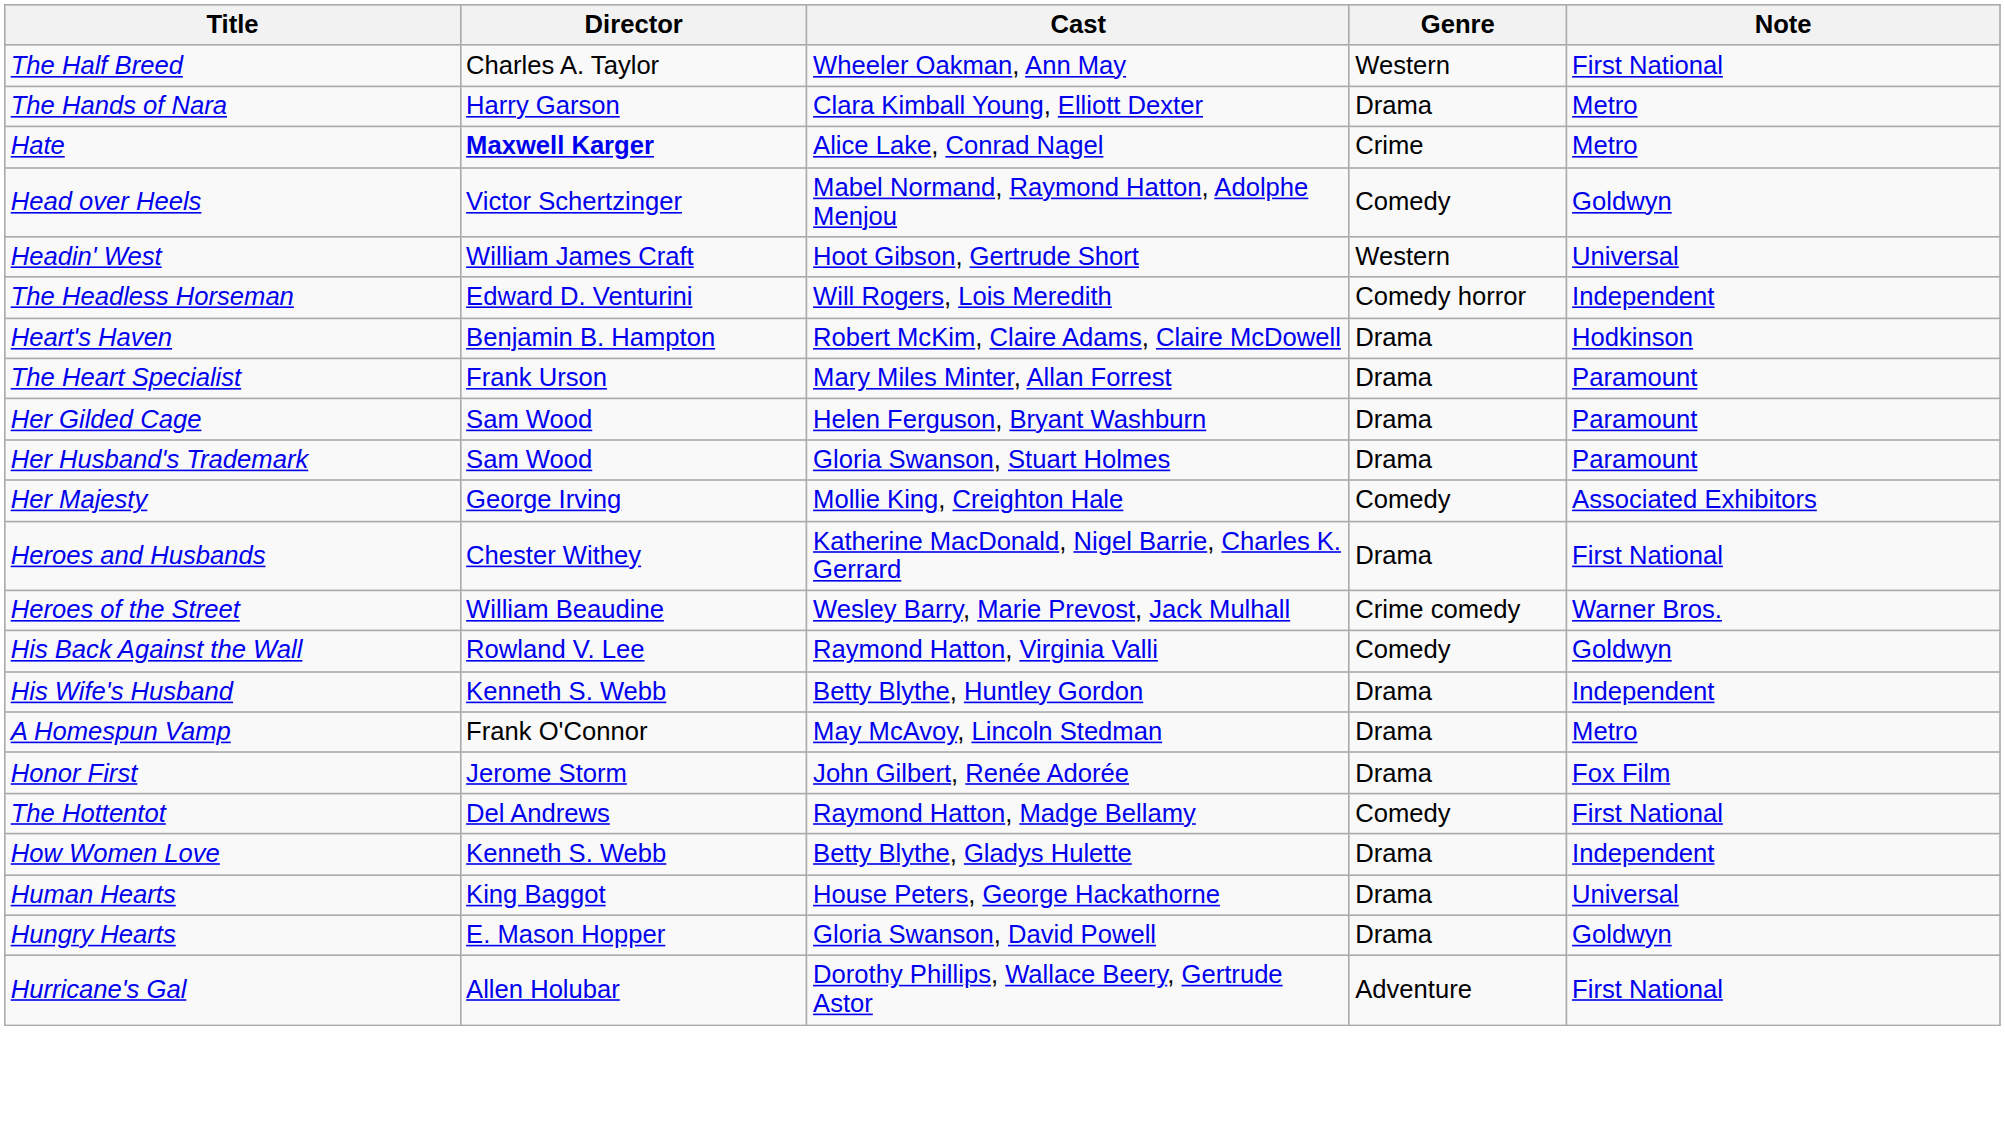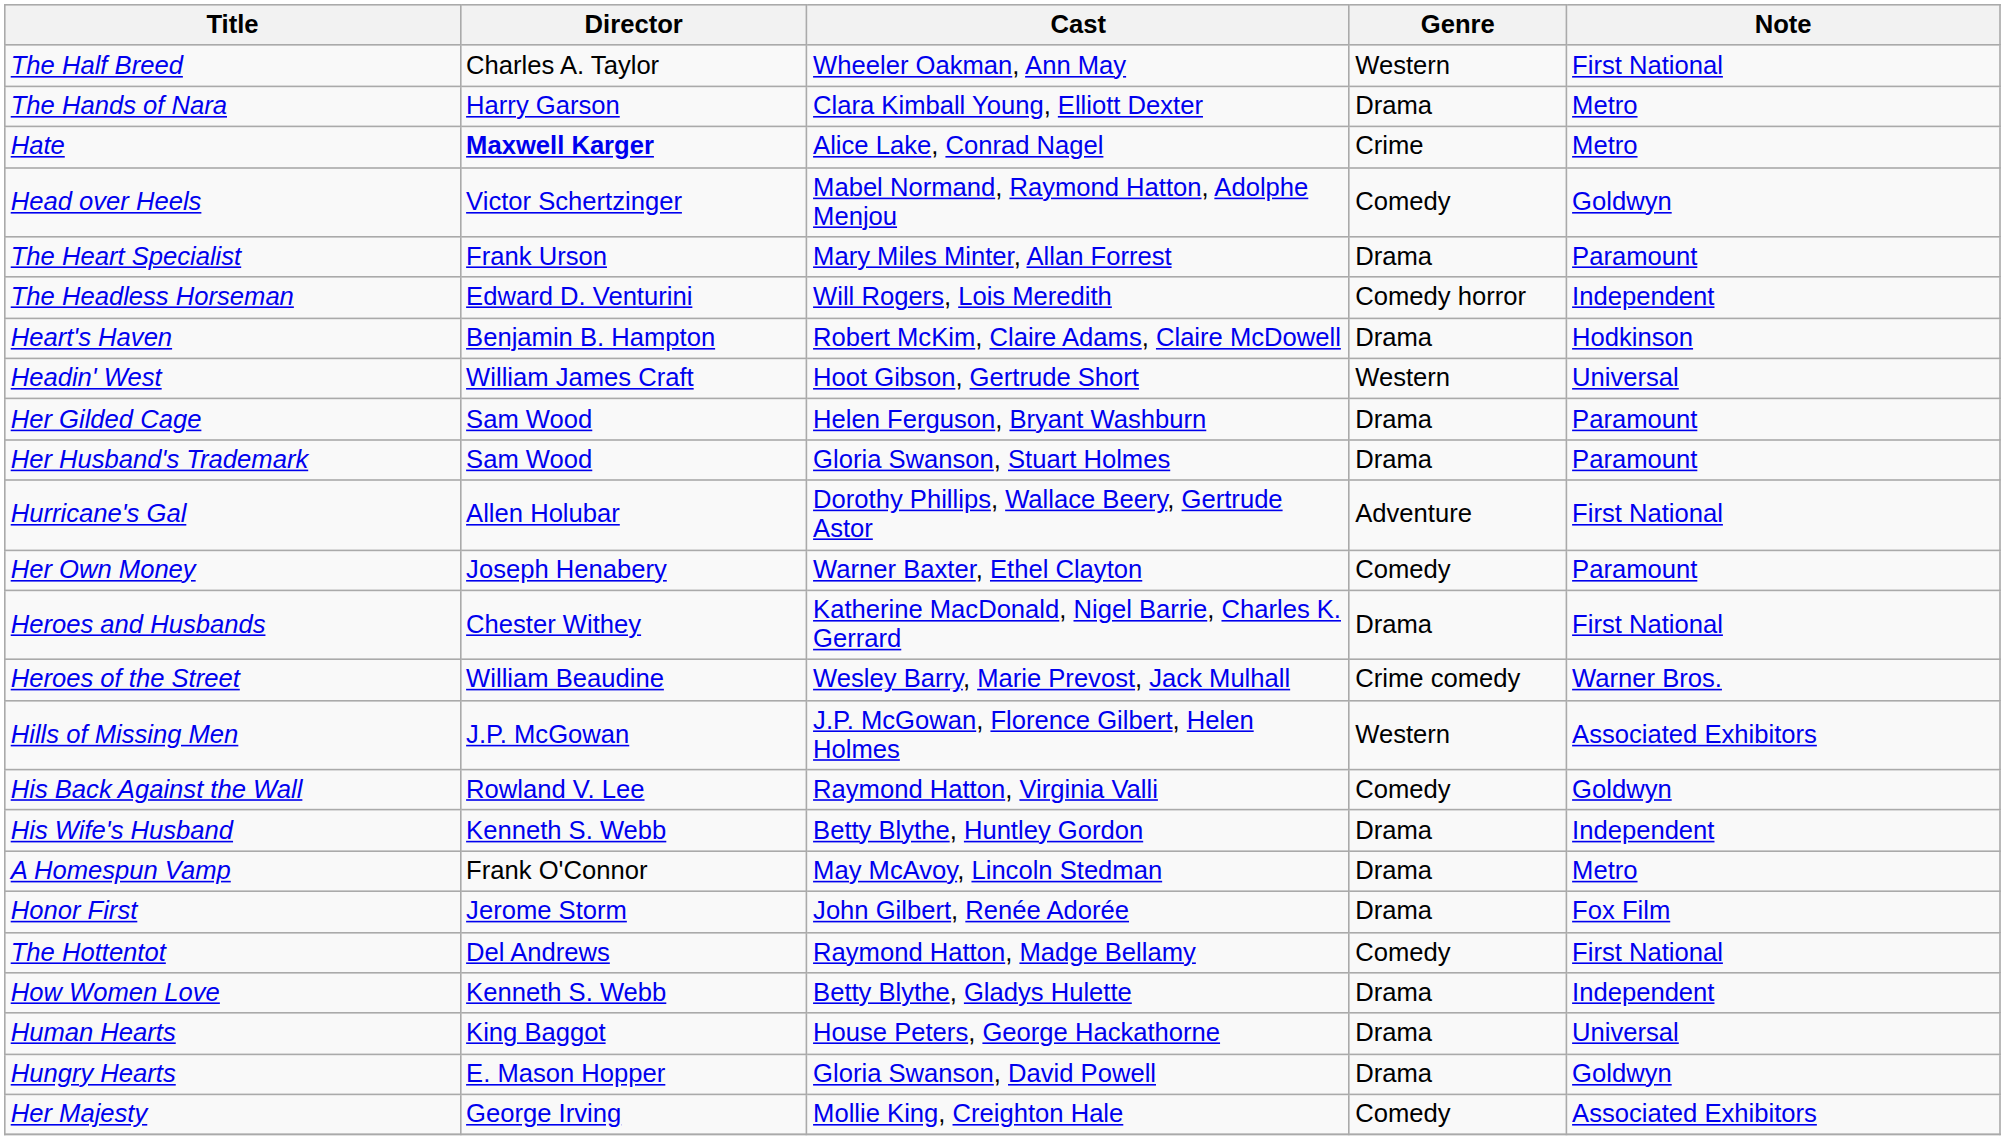rows swapped: (86, 256) <-> (126, 378)
rows swapped: (79, 500) <-> (99, 990)
+ row: (103, 569)
+ row: (125, 734)
